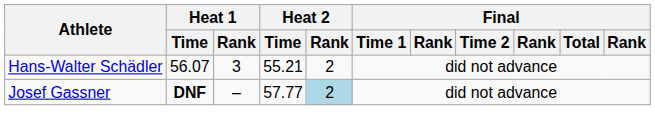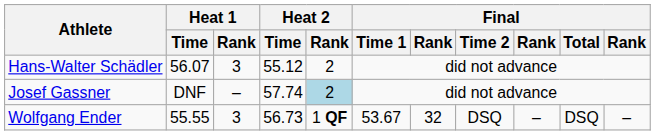(283, 68) 55.21 -> (283, 68) 55.12
(190, 93) bold -> (190, 93) normal
(283, 93) 57.77 -> (283, 93) 57.74
+ row: (65, 118)
